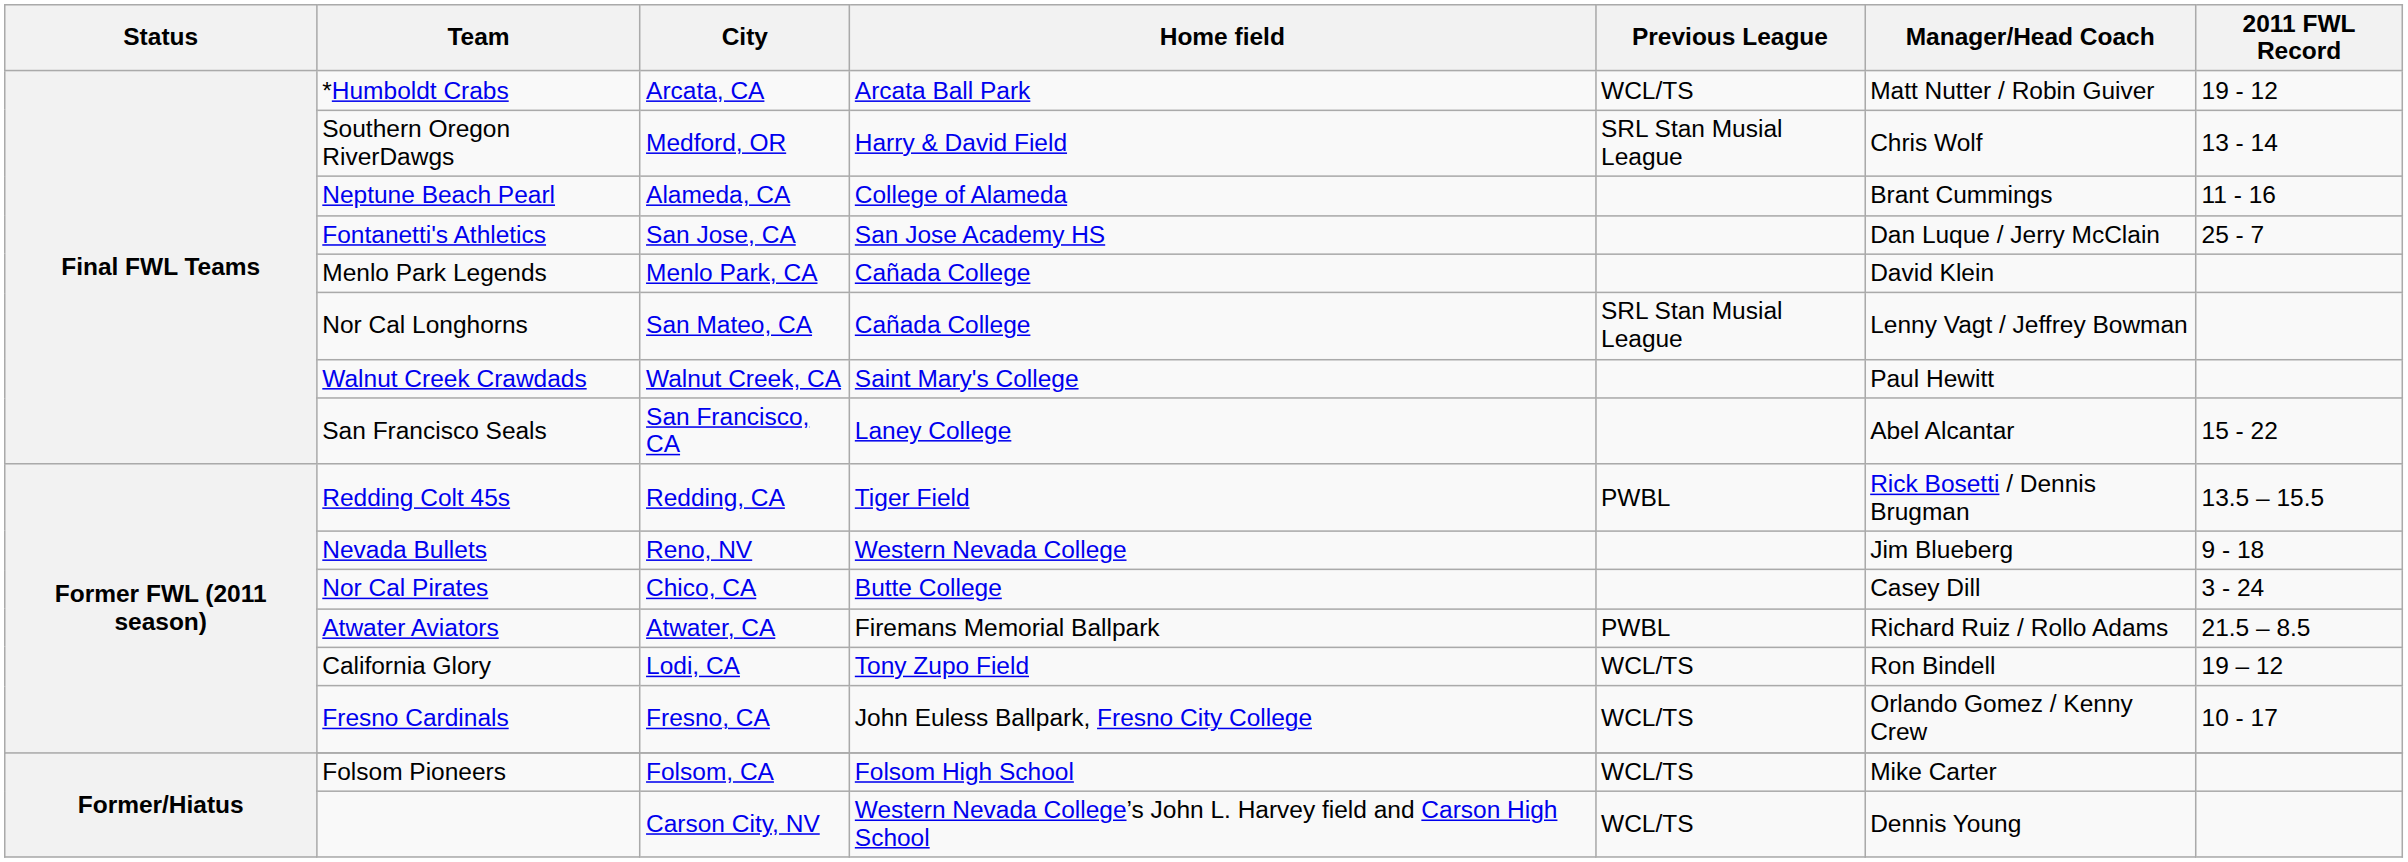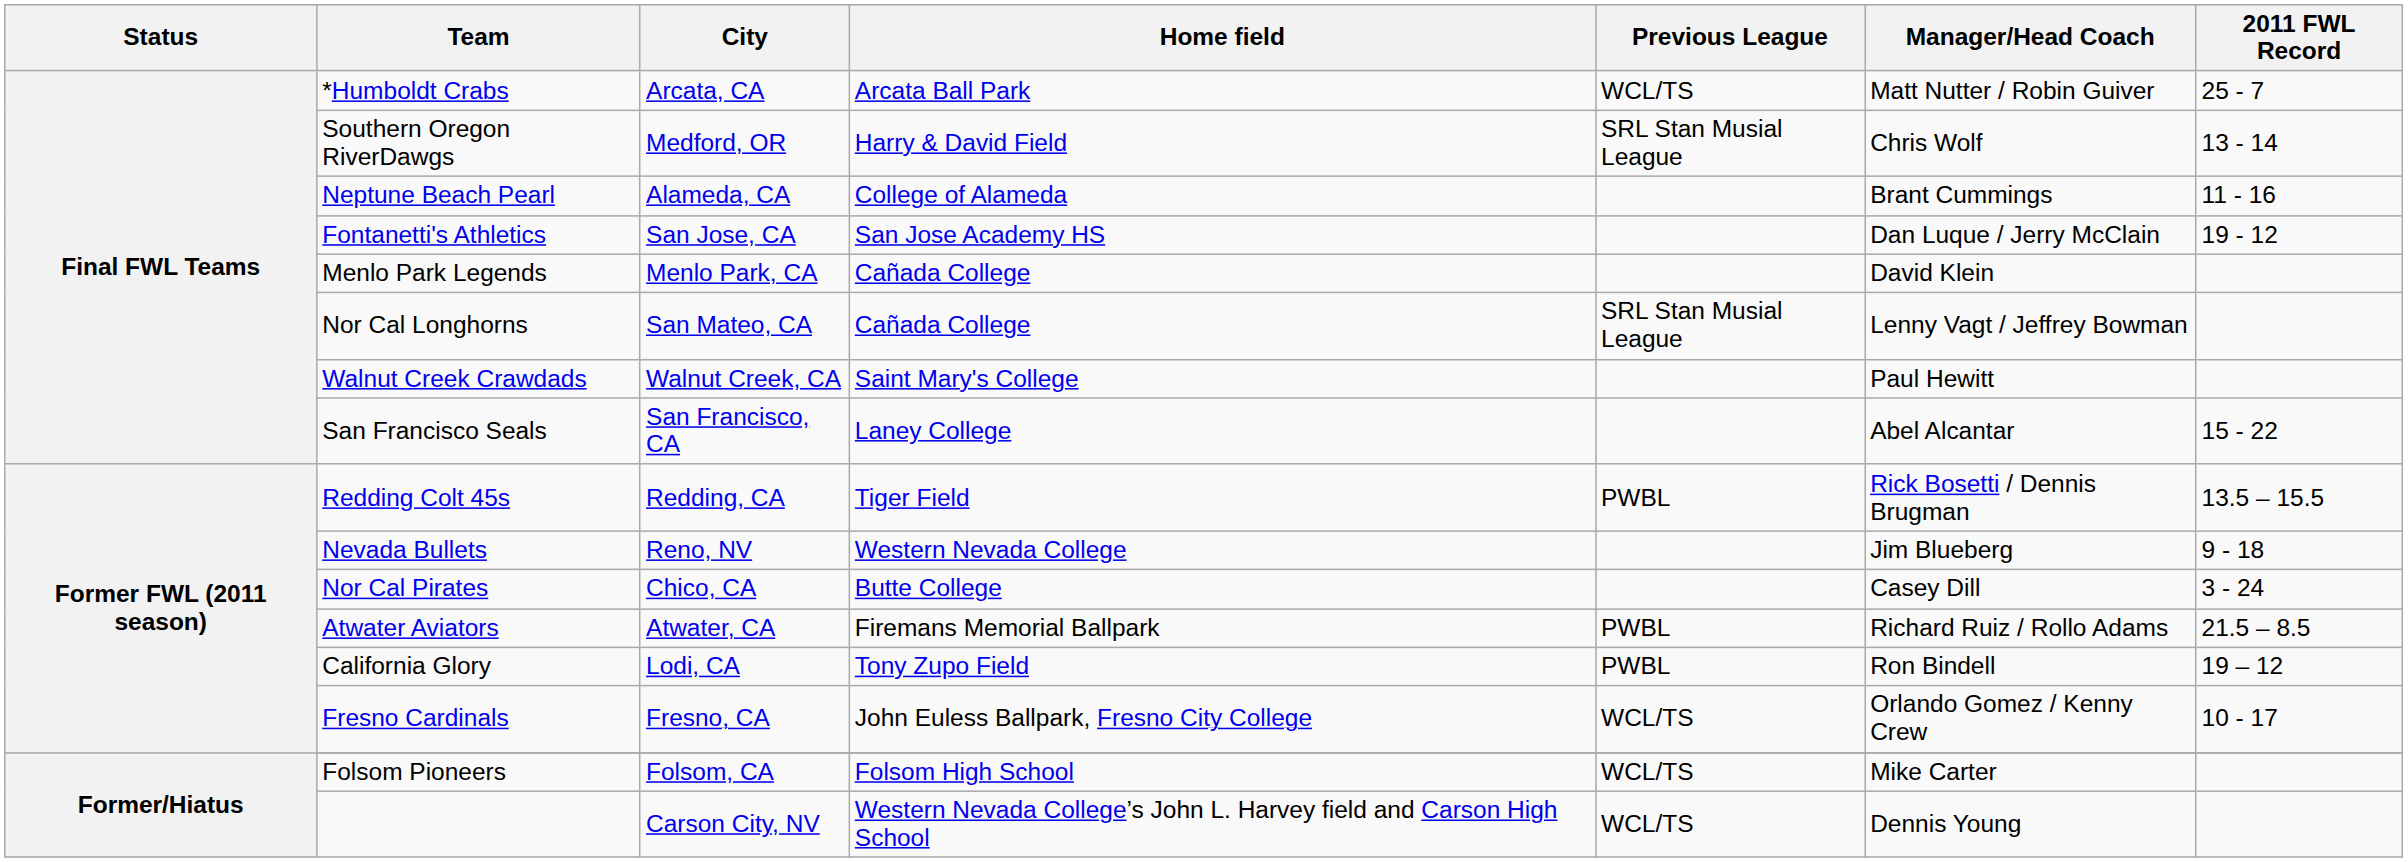(2240, 90) 19 - 12 -> (2233, 90) 25 - 7
(2233, 234) 25 - 7 -> (2240, 234) 19 - 12
(1647, 666) WCL/TS -> (1636, 666) PWBL
